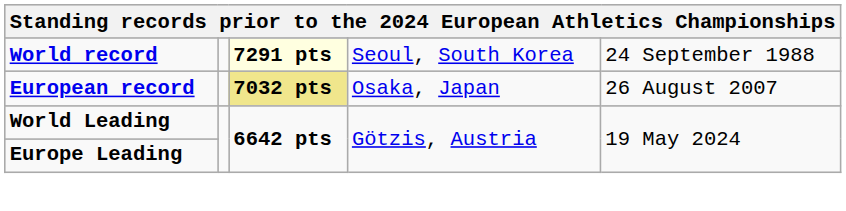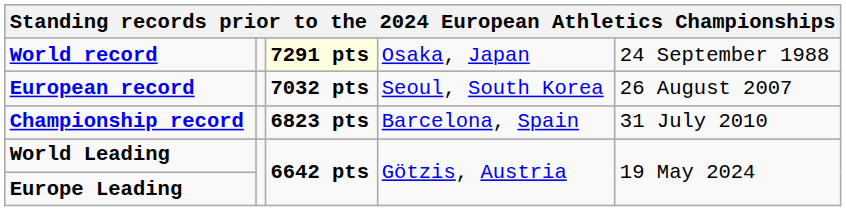(463, 55) Seoul, South Korea -> (456, 55) Osaka, Japan
(283, 88) khaki background -> (320, 88) no background
(426, 88) Osaka, Japan -> (493, 88) Seoul, South Korea
+ row: (127, 122)
